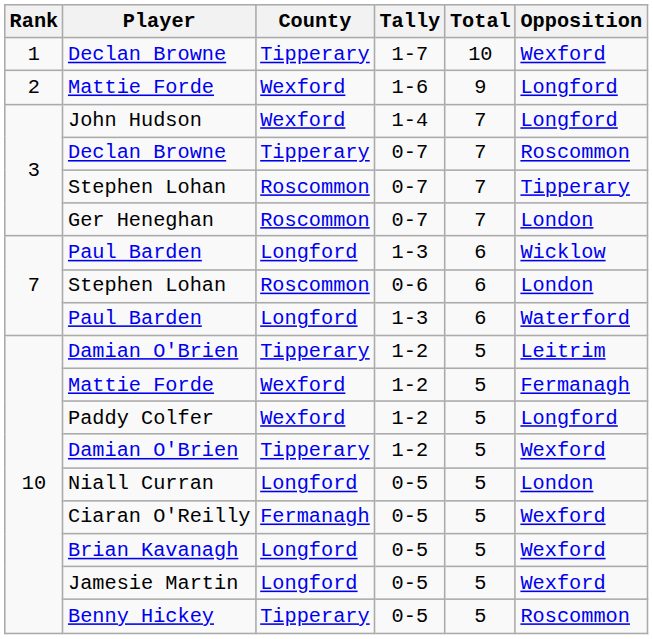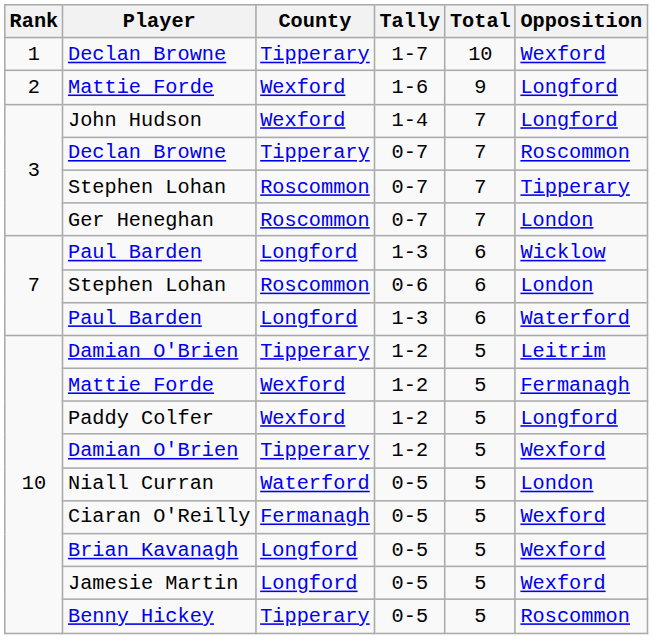(309, 484) Longford -> (315, 484) Waterford
